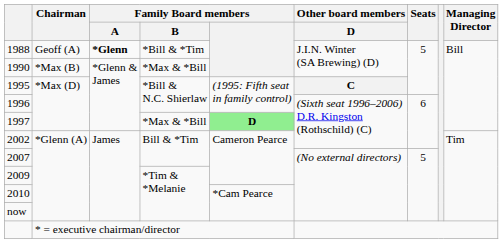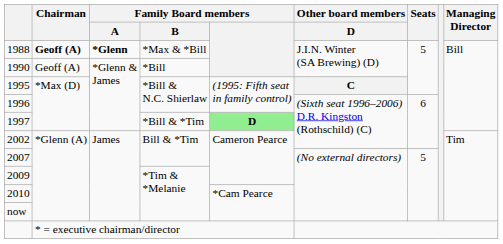(57, 49) normal -> (58, 49) bold
(173, 49) *Bill & *Tim -> (174, 49) *Max & *Bill
(57, 67) *Max (B) -> (57, 67) Geoff (A)
(174, 67) *Max & *Bill -> (154, 67) *Bill
(174, 121) *Max & *Bill -> (173, 121) *Bill & *Tim
